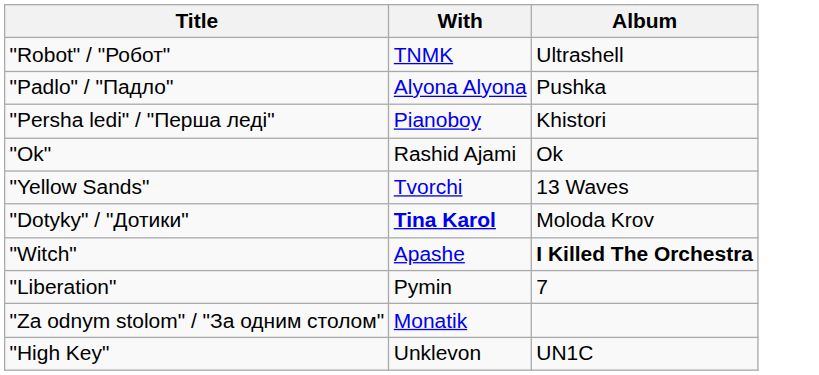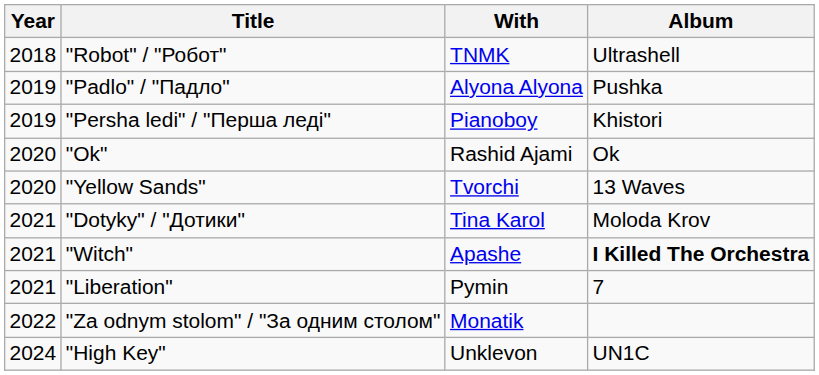+ column: (33, 21)
(445, 220) bold -> (497, 220) normal
